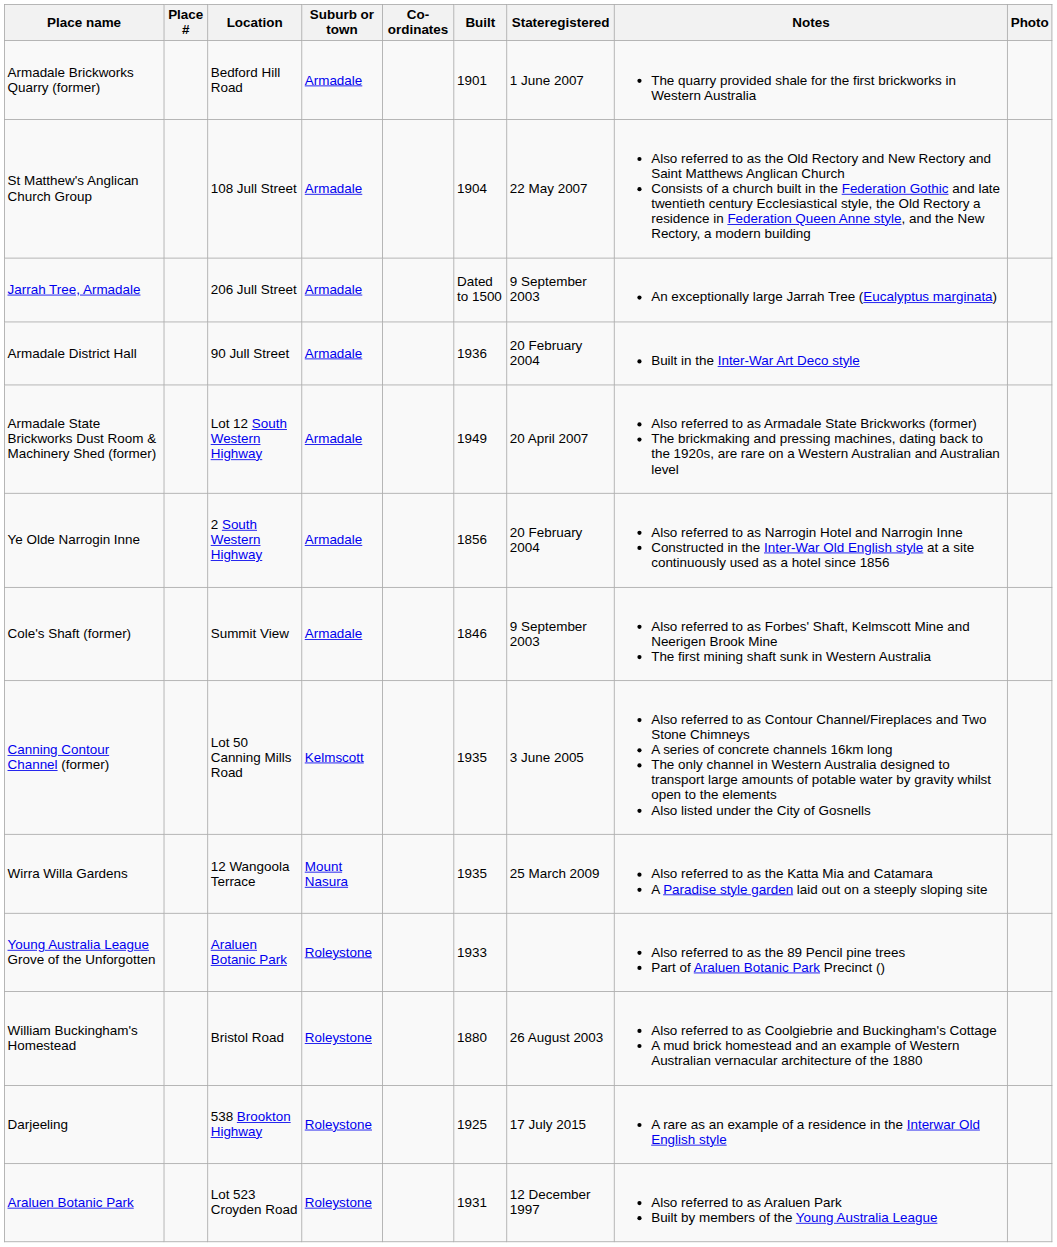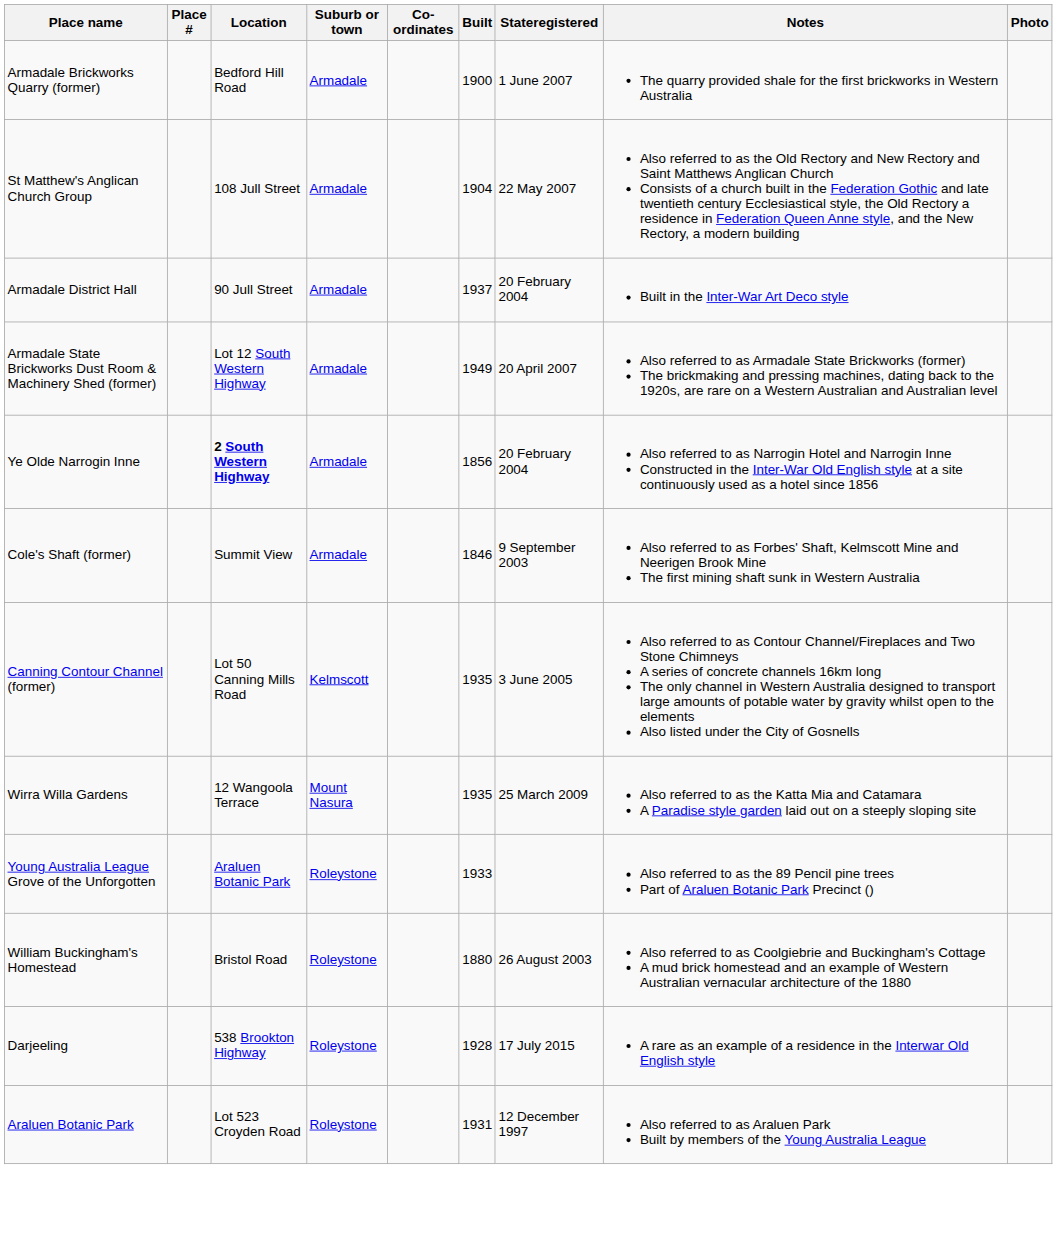(472, 80) 1901 -> (477, 80) 1900
- row: (74, 289)
(472, 353) 1936 -> (477, 289) 1937
(236, 540) normal -> (242, 461) bold
(472, 1124) 1925 -> (477, 1045) 1928
